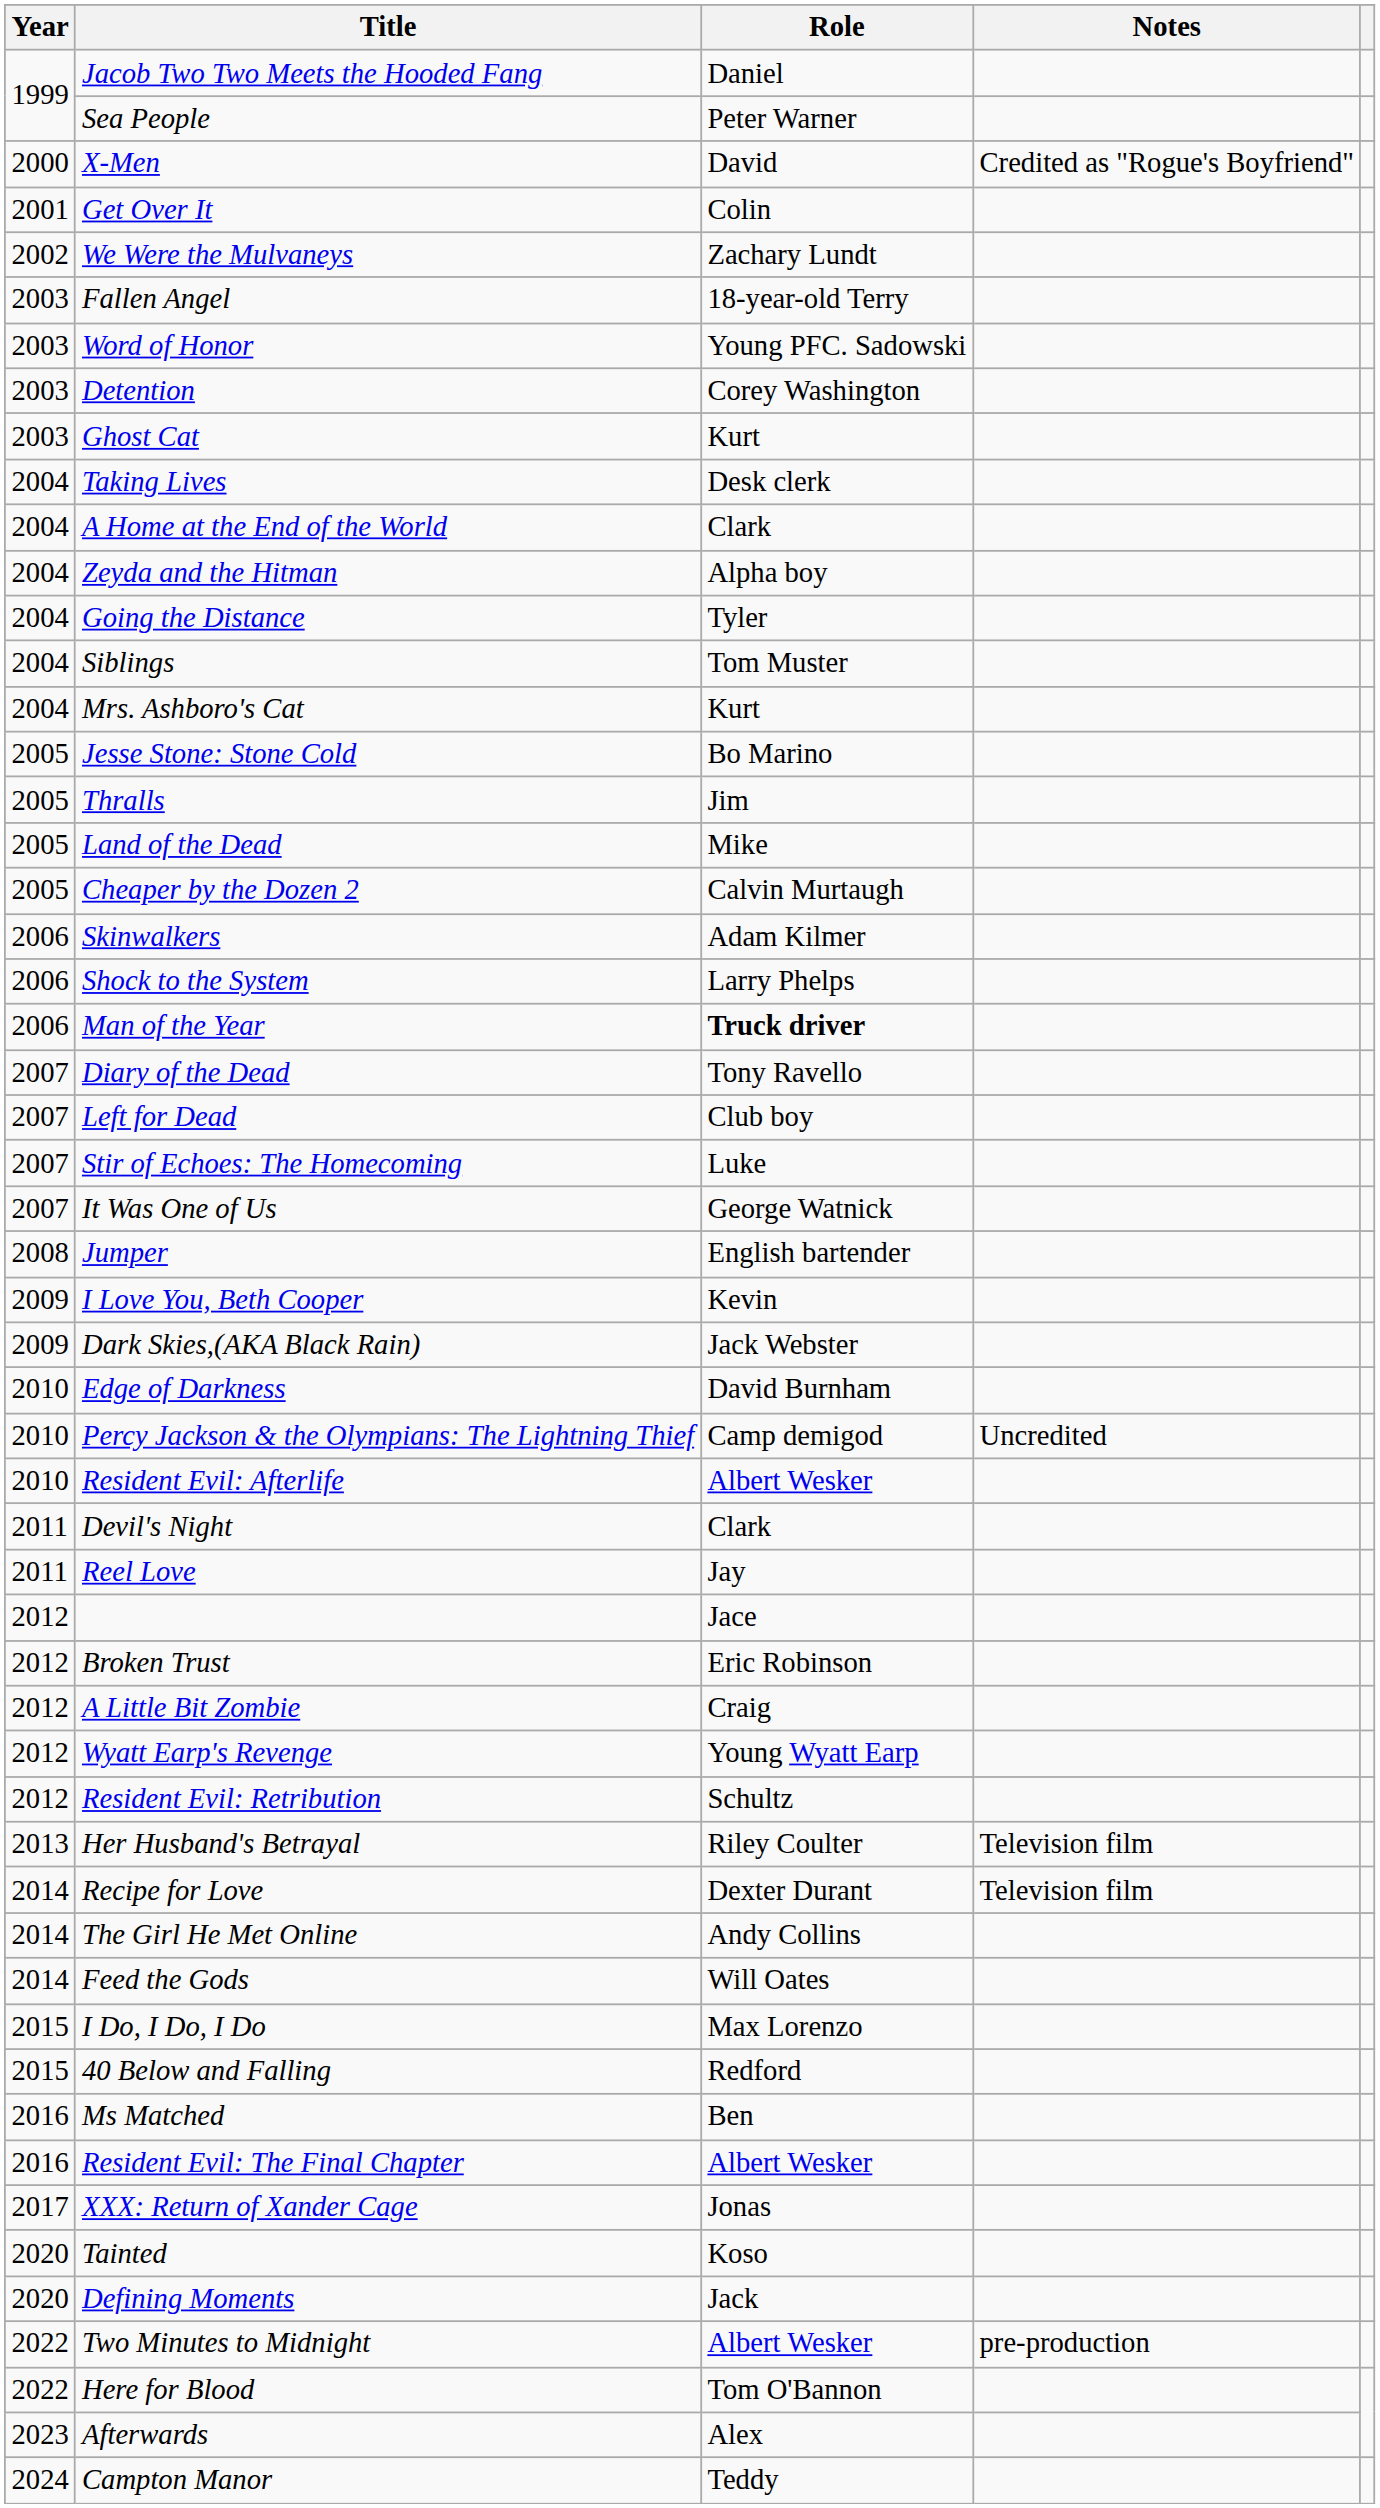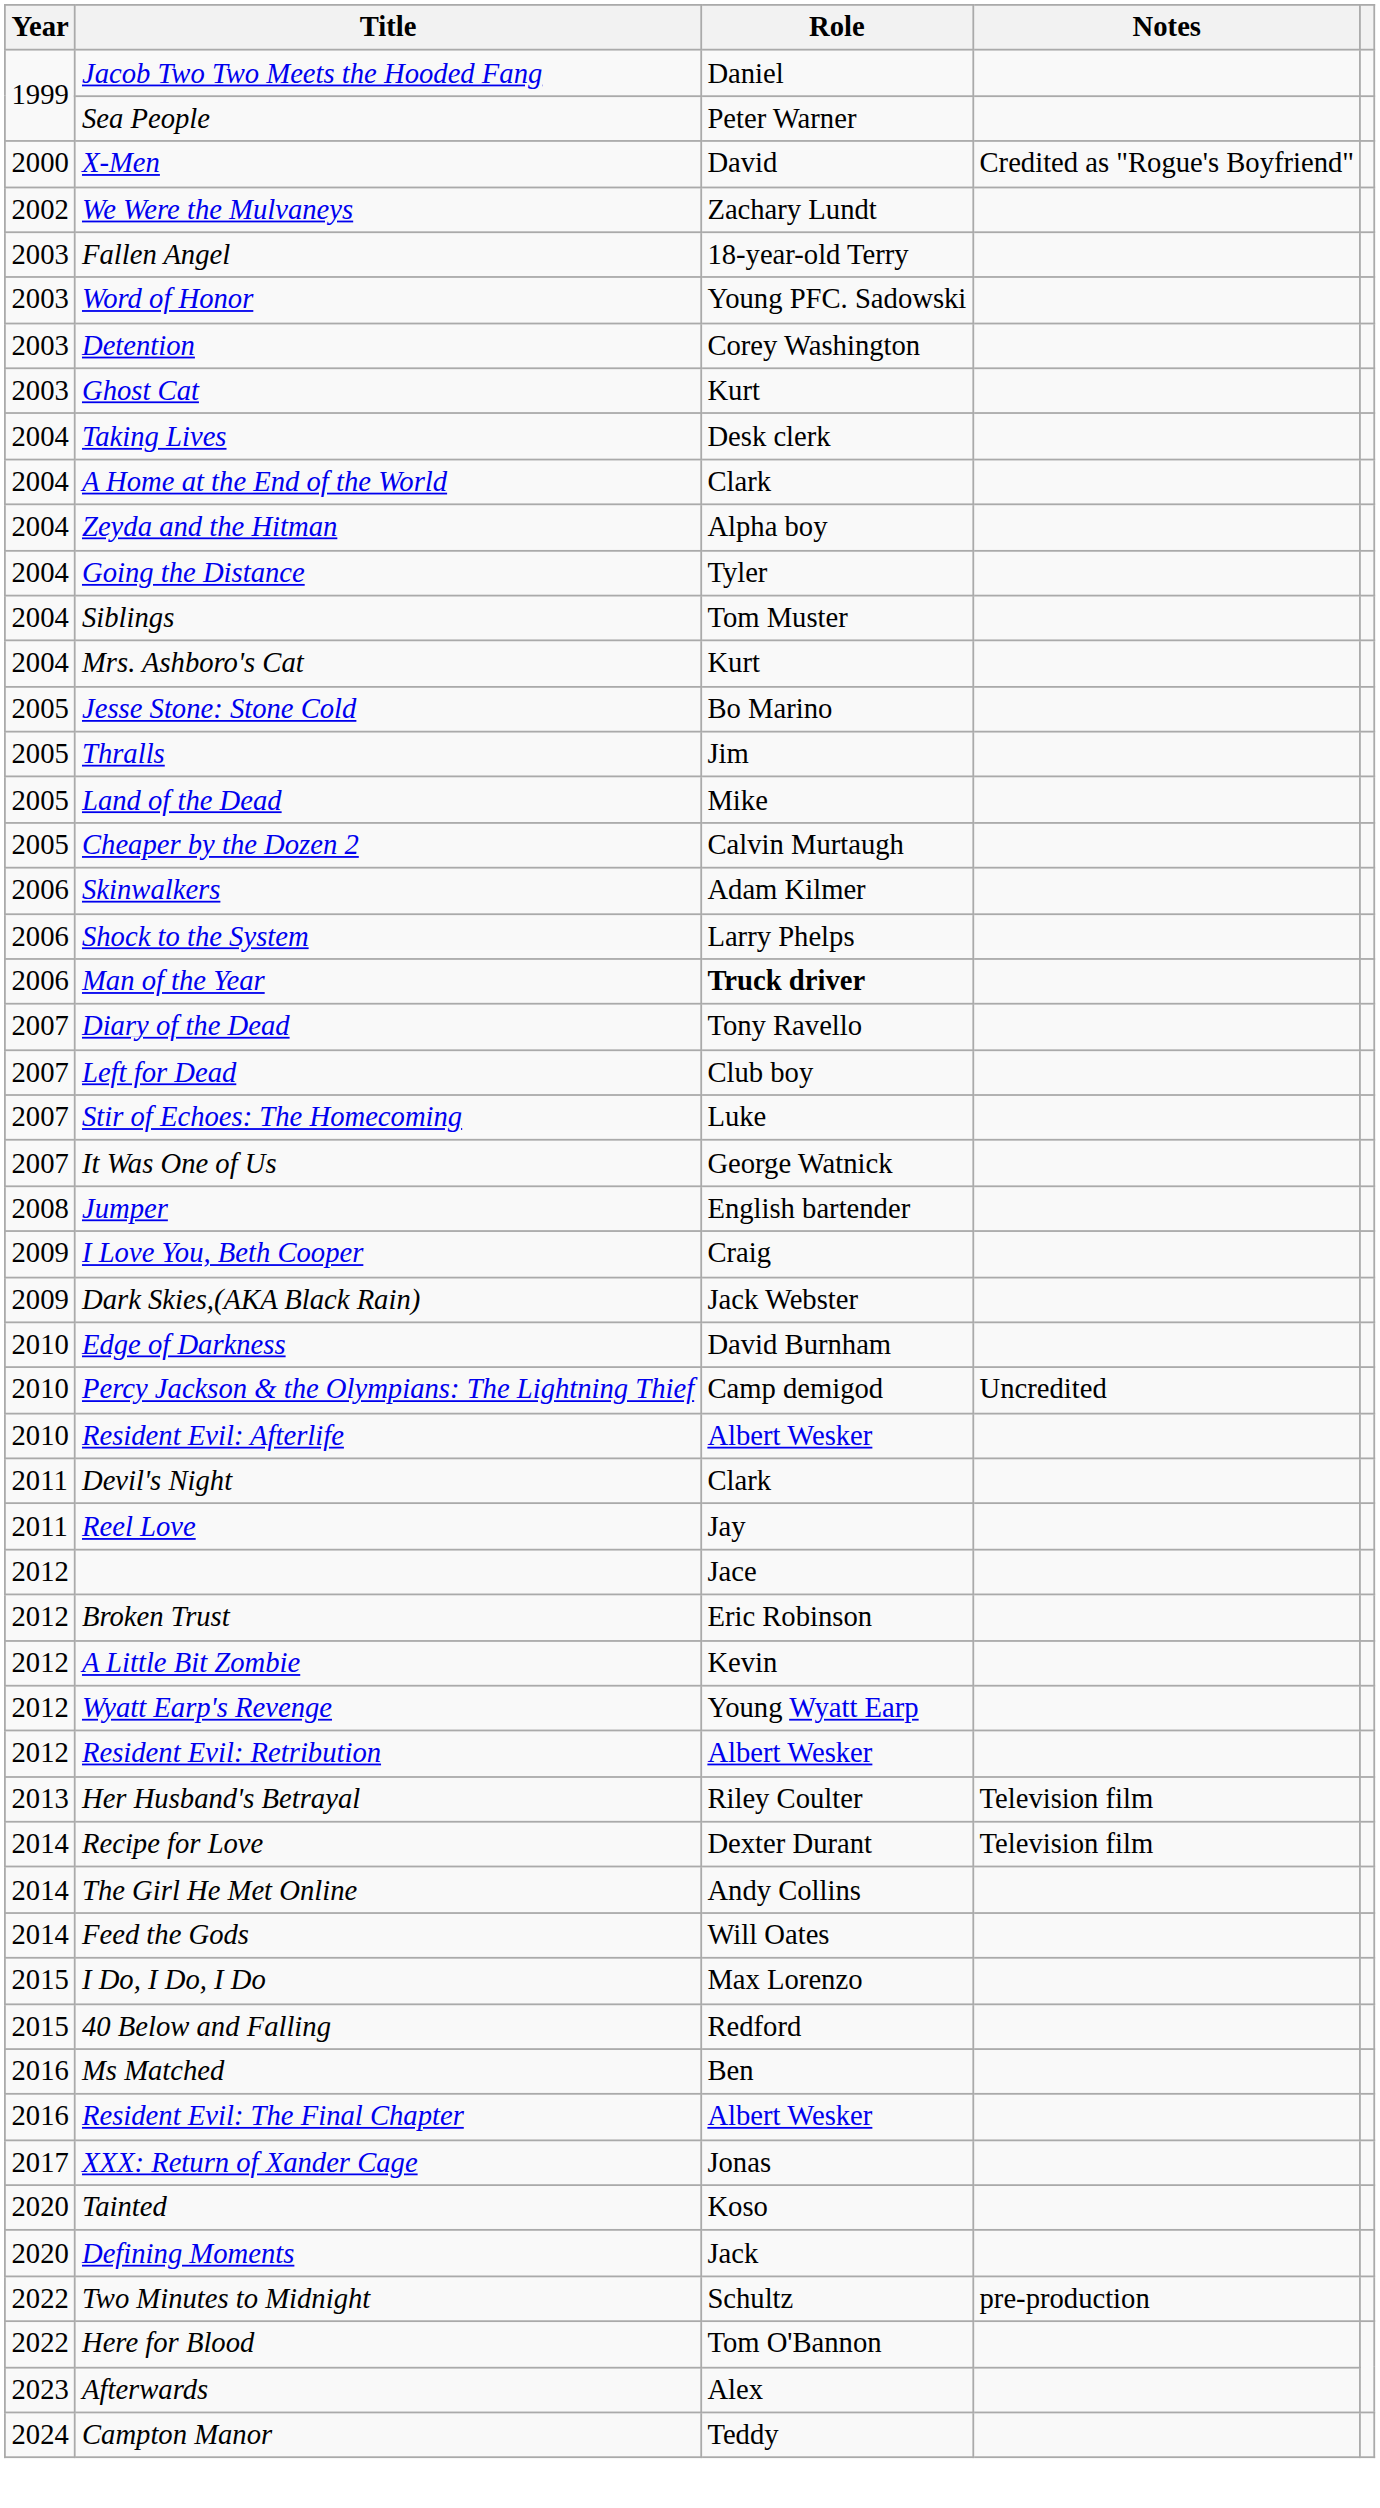- row: (147, 208)
(742, 1299) Kevin -> (739, 1253) Craig
(739, 1707) Craig -> (742, 1662) Kevin
(750, 1798) Schultz -> (790, 1753) Albert Wesker
(790, 2343) Albert Wesker -> (750, 2298) Schultz
